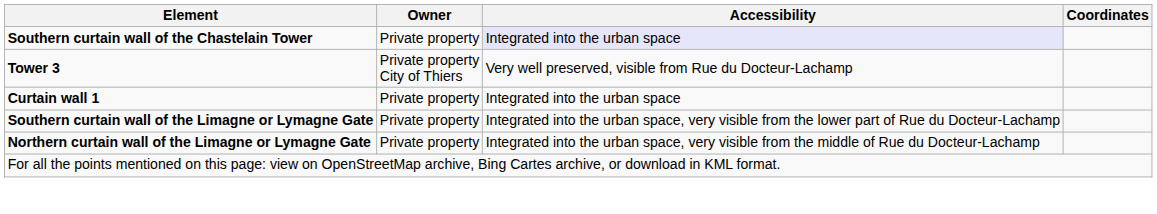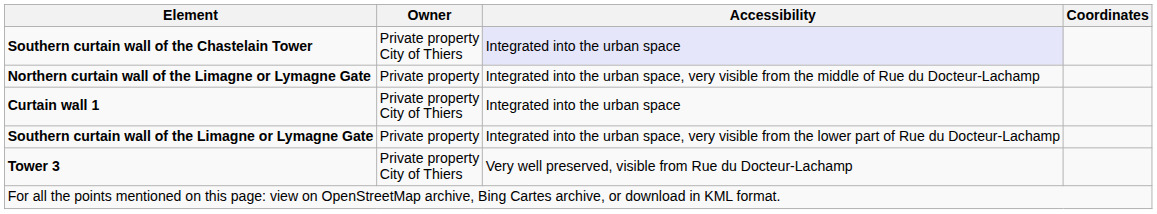(429, 37) Private property -> (429, 45) Private property City of Thiers
rows swapped: (34, 68) <-> (189, 143)
(429, 98) Private property -> (429, 106) Private property City of Thiers
